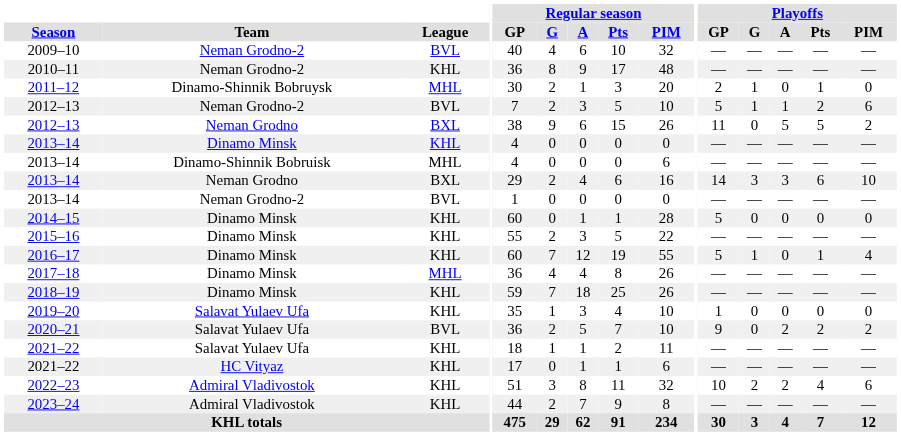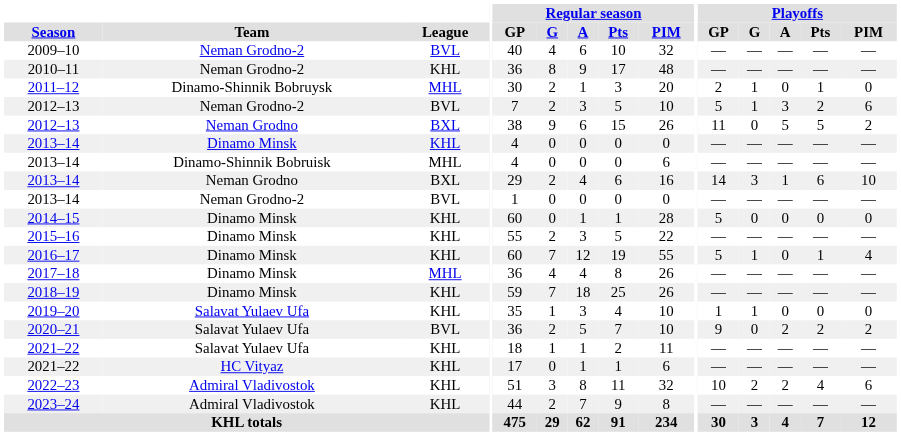(785, 106) 1 -> (785, 106) 3
(785, 180) 3 -> (785, 180) 1
(754, 310) 0 -> (754, 310) 1
